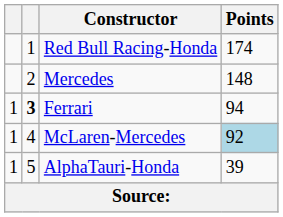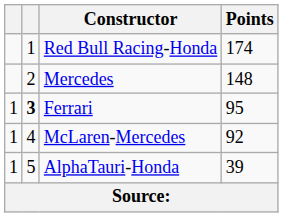(235, 107) 94 -> (235, 107) 95
(235, 137) lightblue background -> (235, 137) no background
